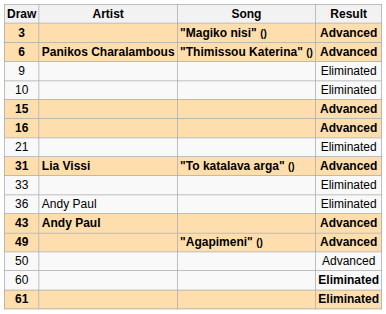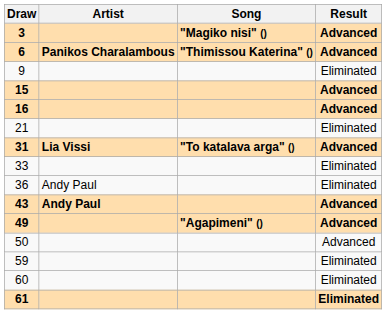- row: (22, 90)
+ row: (22, 261)
(349, 280) bold -> (349, 280) normal
